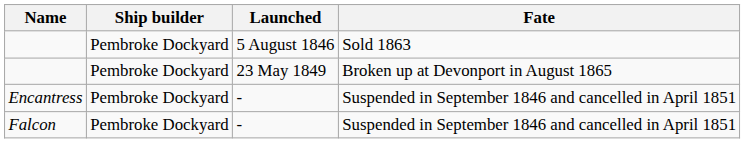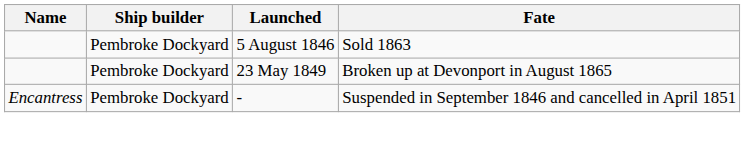- row: (32, 124)
